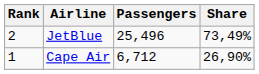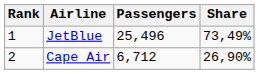(12, 37) 2 -> (12, 37) 1
(12, 59) 1 -> (12, 59) 2
